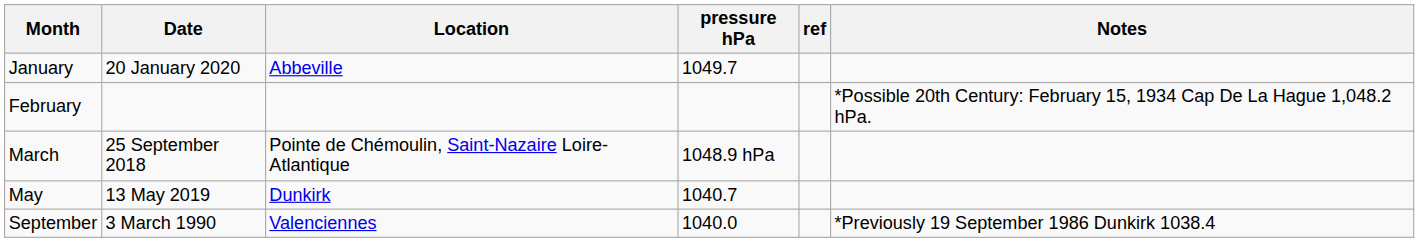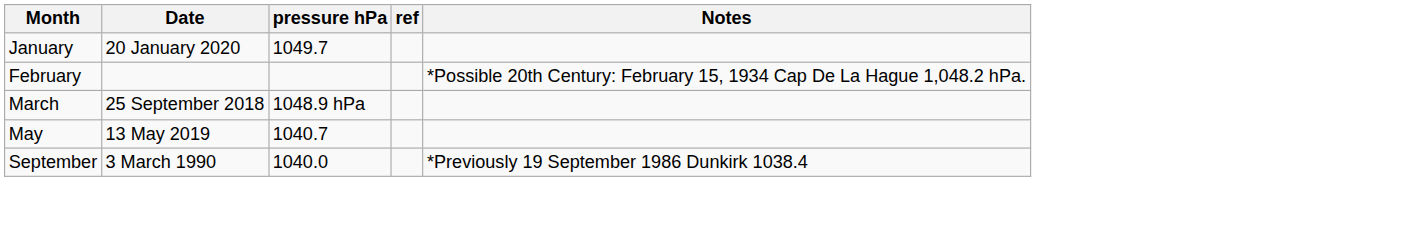- column: (471, 29)
